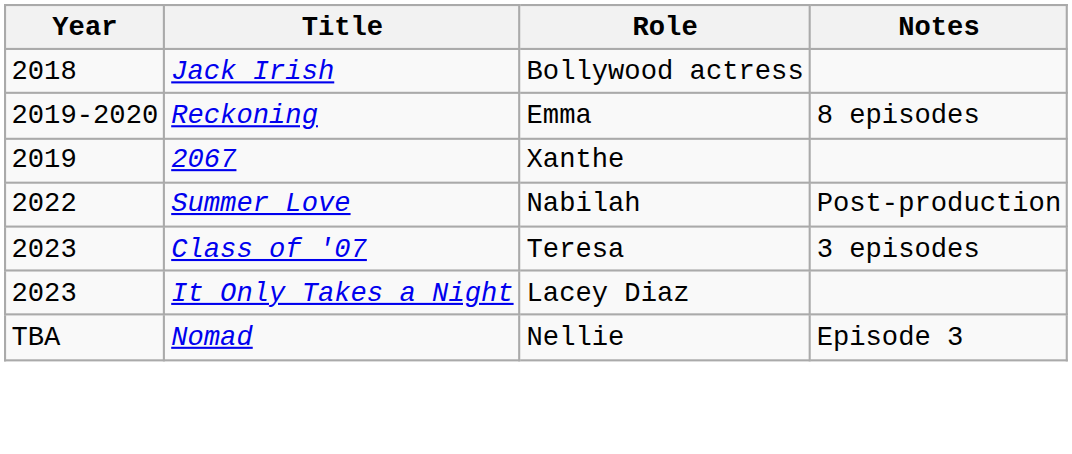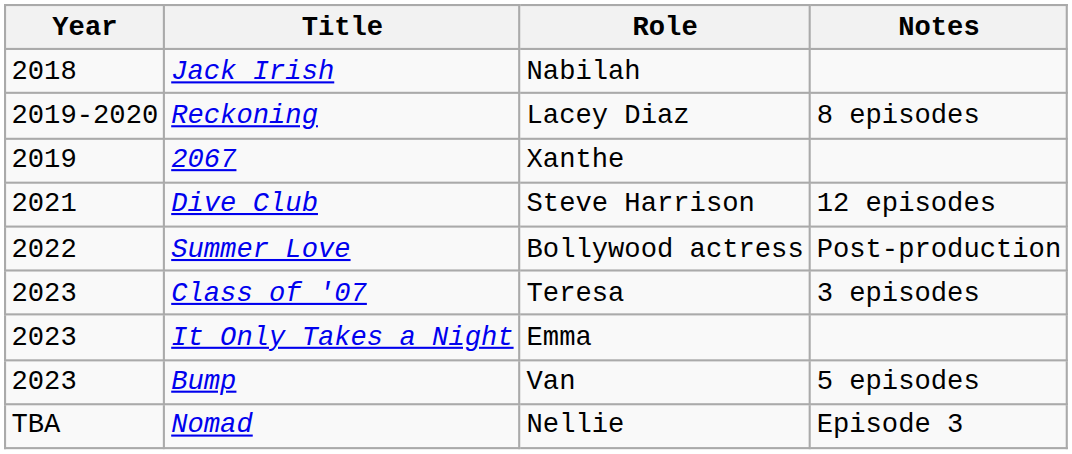(665, 71) Bollywood actress -> (584, 71) Nabilah
(559, 116) Emma -> (608, 116) Lacey Diaz
+ row: (245, 204)
(584, 204) Nabilah -> (665, 249) Bollywood actress
(608, 293) Lacey Diaz -> (559, 337) Emma
+ row: (204, 381)
